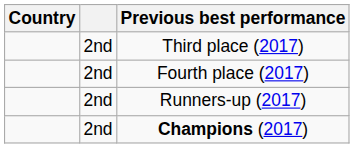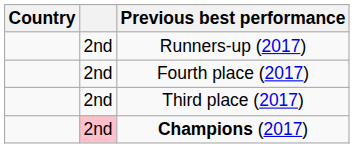rows swapped: (233, 101) <-> (233, 45)
(98, 128) no background -> (98, 128) pink background
